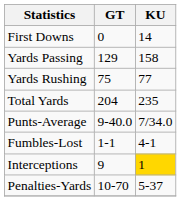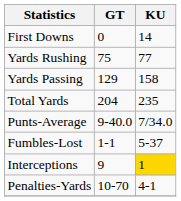rows swapped: (47, 79) <-> (45, 57)
(147, 143) 4-1 -> (151, 143) 5-37
(151, 185) 5-37 -> (147, 185) 4-1
